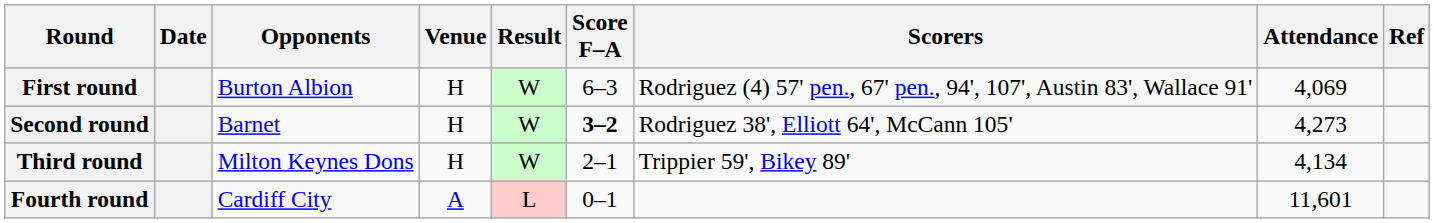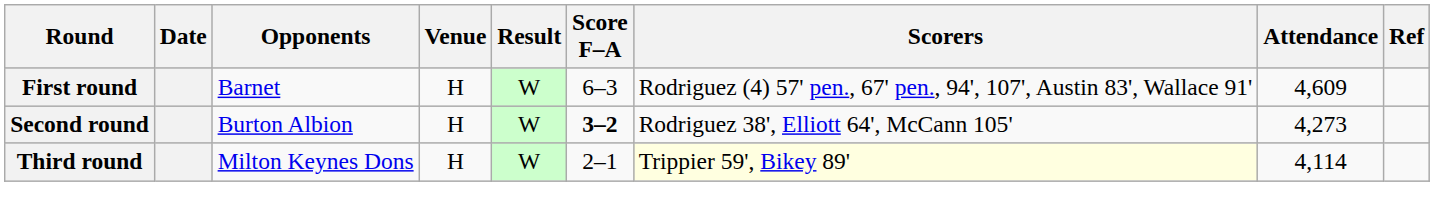(285, 86) Burton Albion -> (249, 86) Barnet
(1321, 86) 4,069 -> (1321, 86) 4,609
(249, 124) Barnet -> (285, 124) Burton Albion
(744, 161) no background -> (744, 161) lightyellow background
(1321, 161) 4,134 -> (1321, 161) 4,114
- row: (80, 198)
